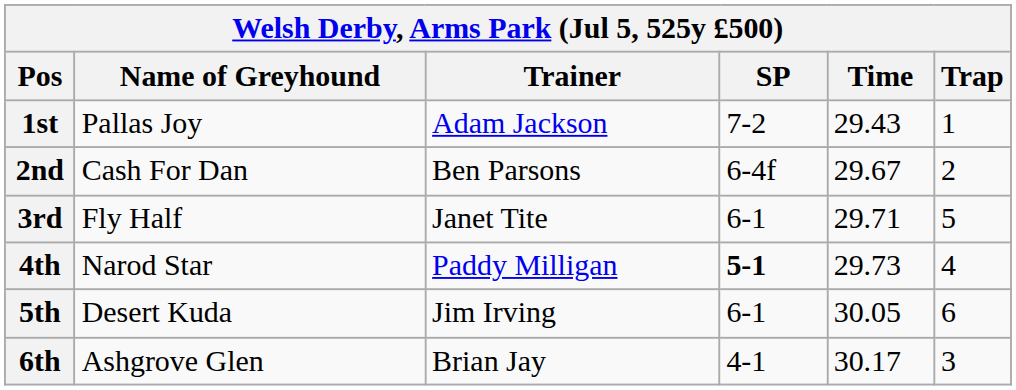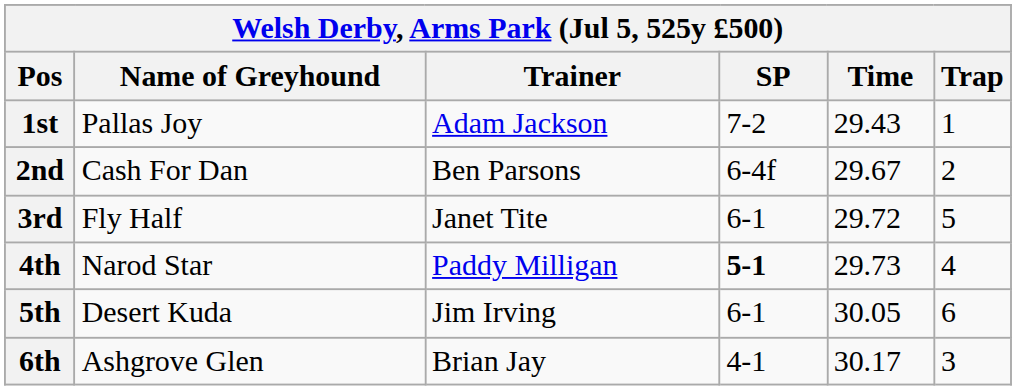(867, 218) 29.71 -> (867, 218) 29.72
